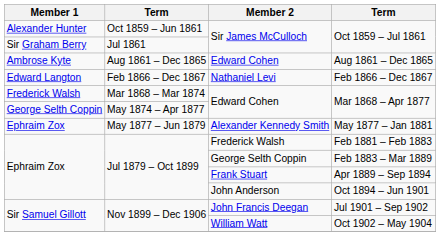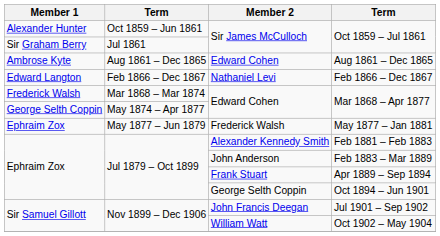(270, 126) Alexander Kennedy Smith -> (248, 126) Frederick Walsh
(248, 142) Frederick Walsh -> (270, 142) Alexander Kennedy Smith
(259, 158) George Selth Coppin -> (245, 158) John Anderson
(245, 191) John Anderson -> (259, 191) George Selth Coppin
